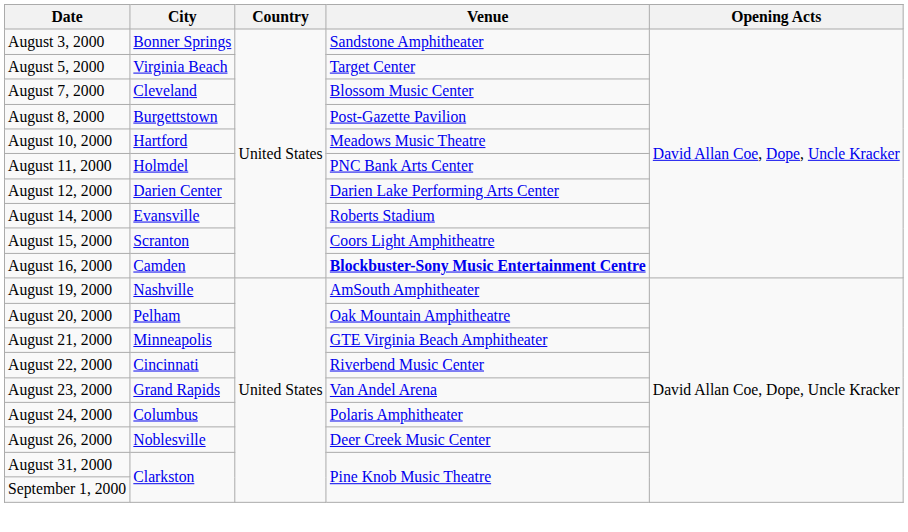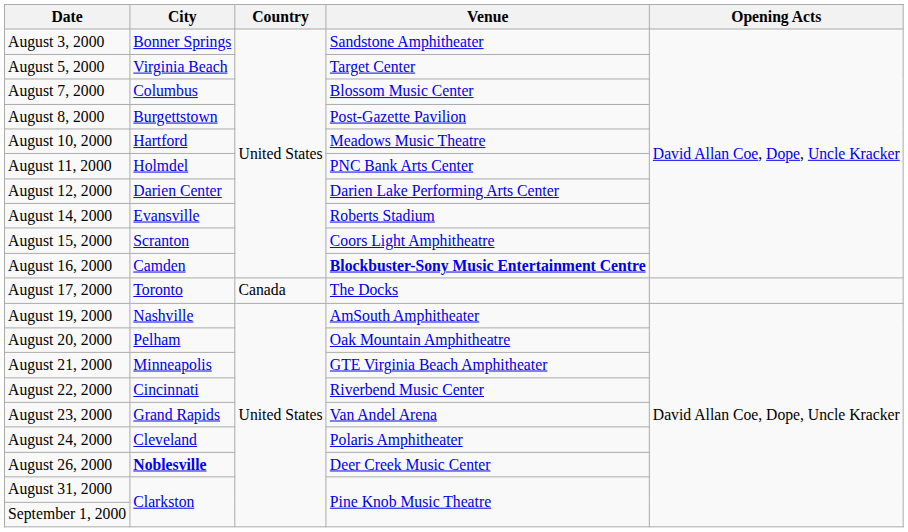(165, 91) Cleveland -> (166, 91) Columbus
+ row: (60, 290)
(166, 414) Columbus -> (165, 439) Cleveland
(169, 439) normal -> (170, 464) bold
